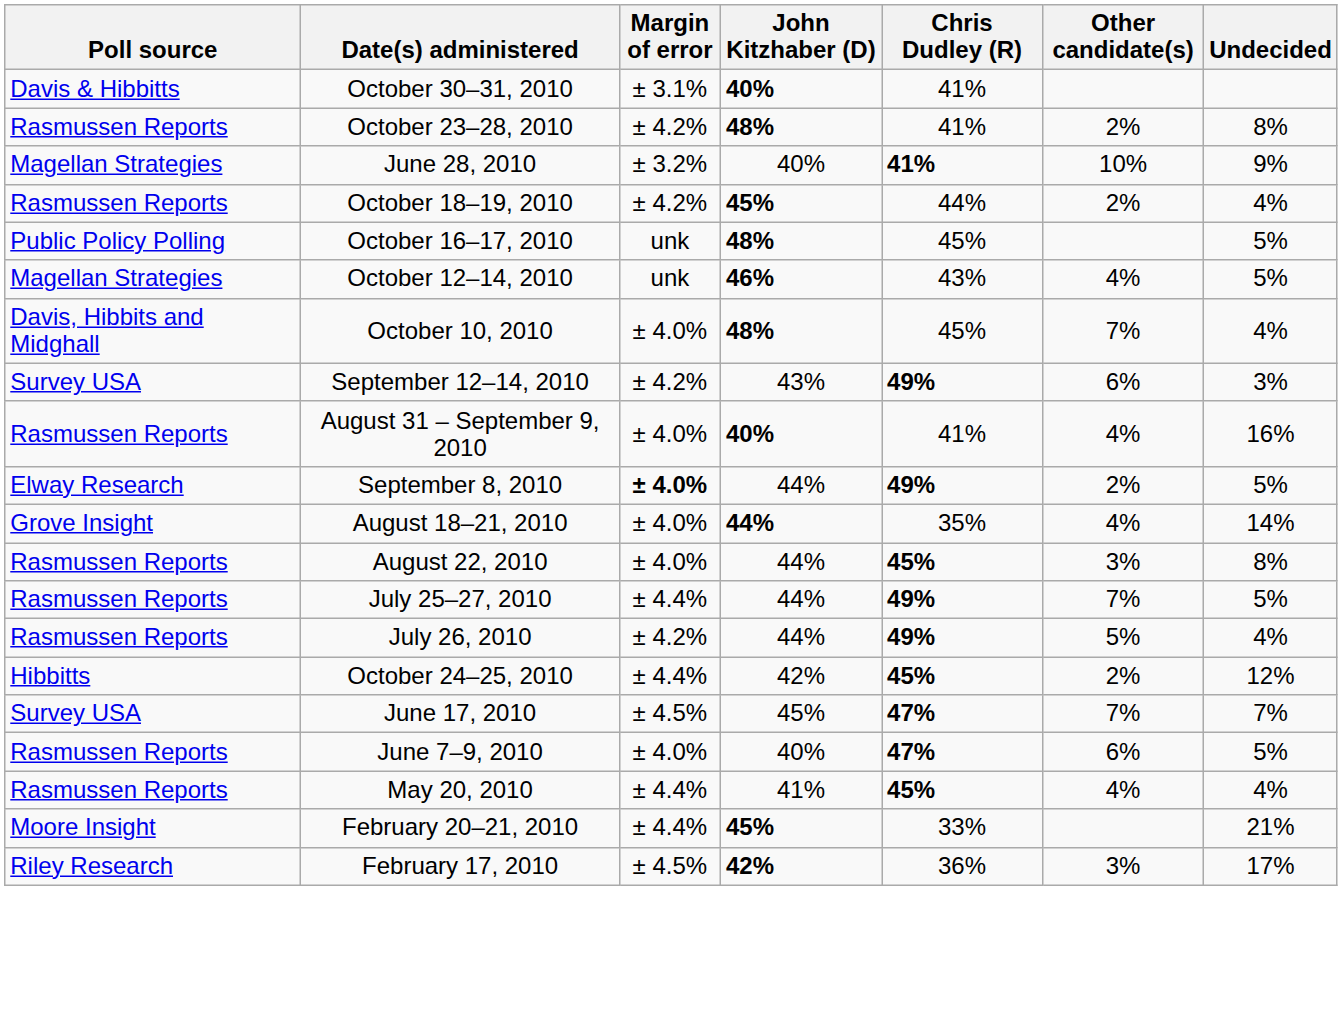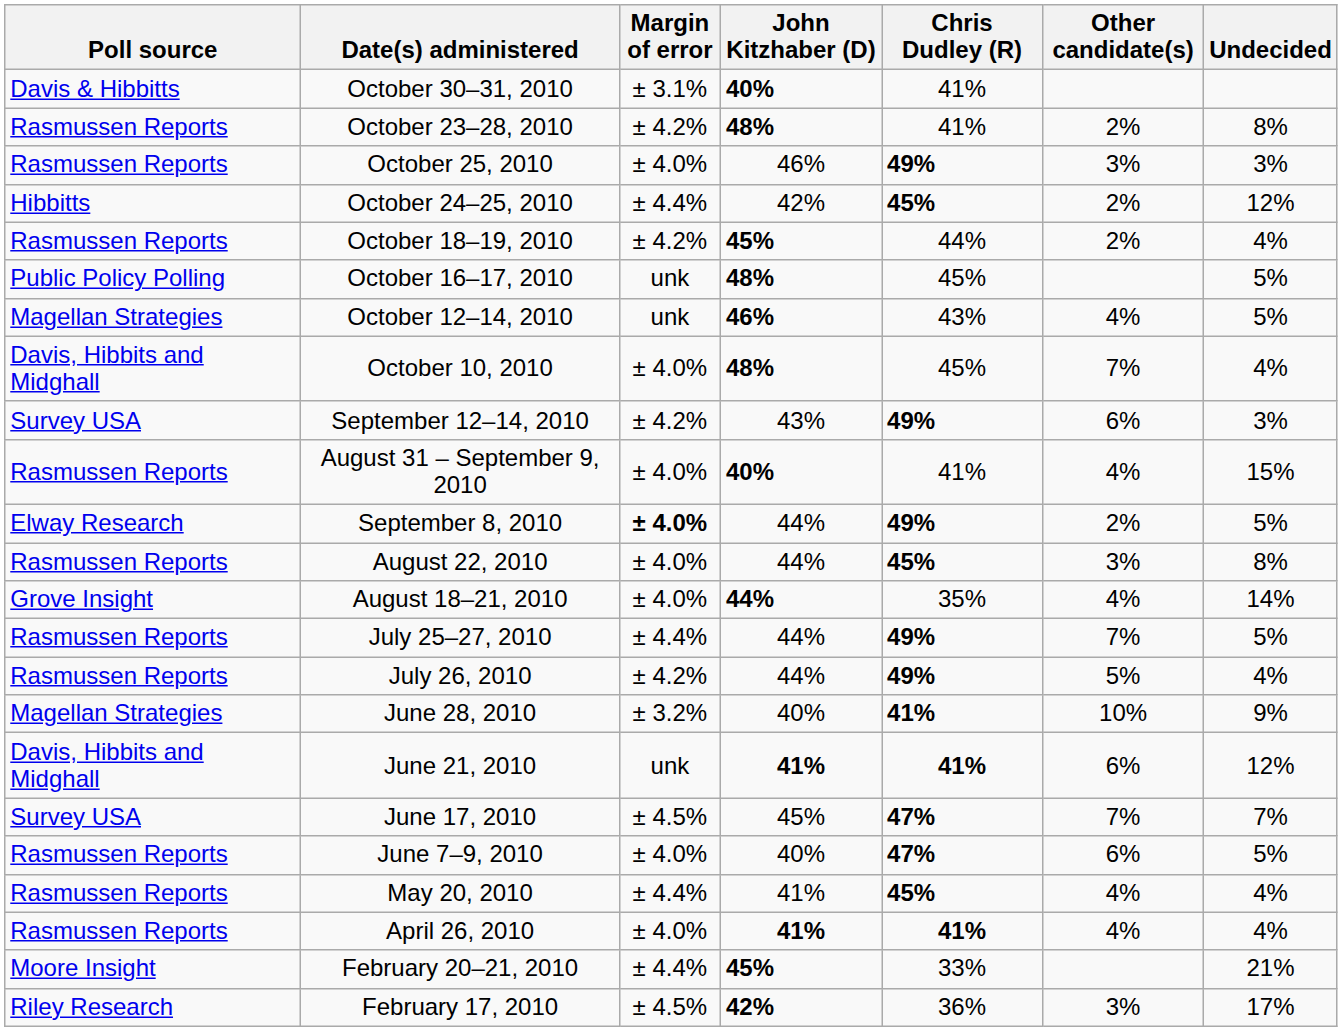+ row: (460, 164)
rows swapped: (460, 675) <-> (460, 164)
(1270, 433) 16% -> (1270, 471) 15%
rows swapped: (460, 561) <-> (460, 523)
+ row: (460, 765)
+ row: (460, 930)
